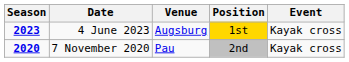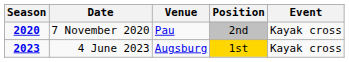rows swapped: (101, 49) <-> (114, 31)
